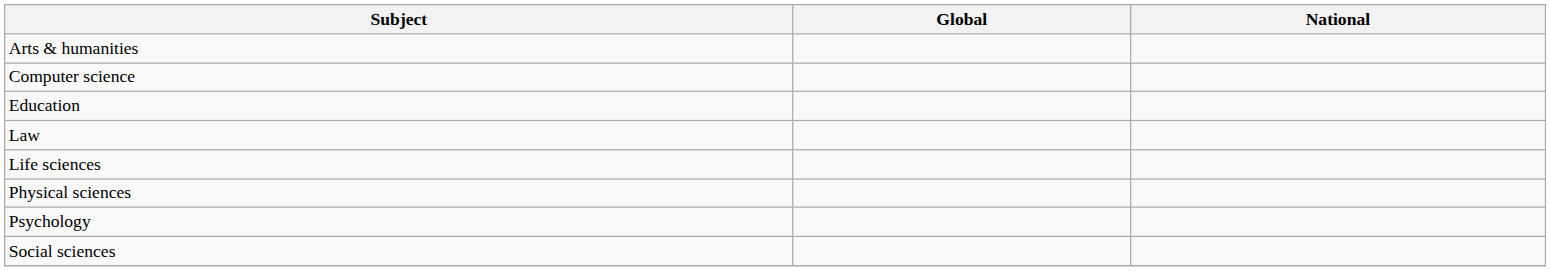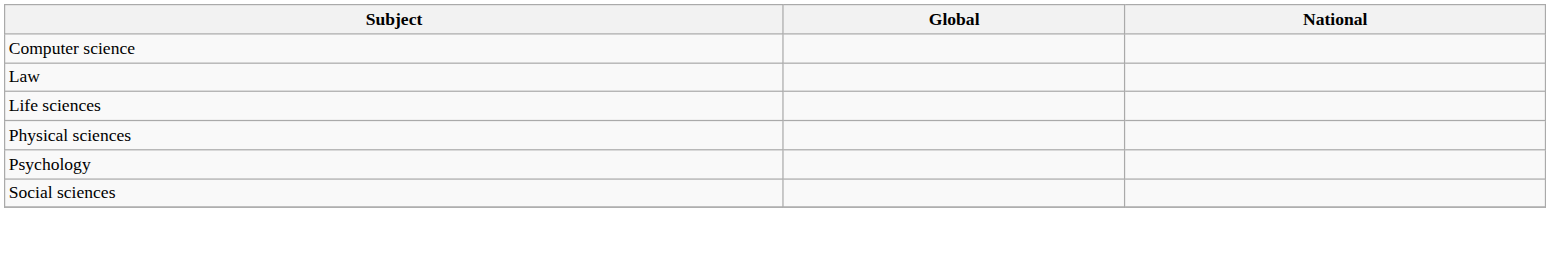- row: (74, 48)
- row: (44, 106)
